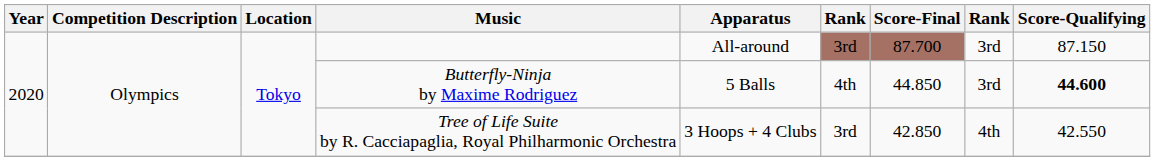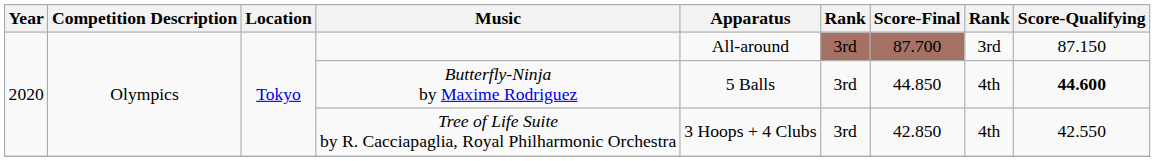(845, 84) 4th -> (845, 84) 3rd
(989, 84) 3rd -> (989, 84) 4th
